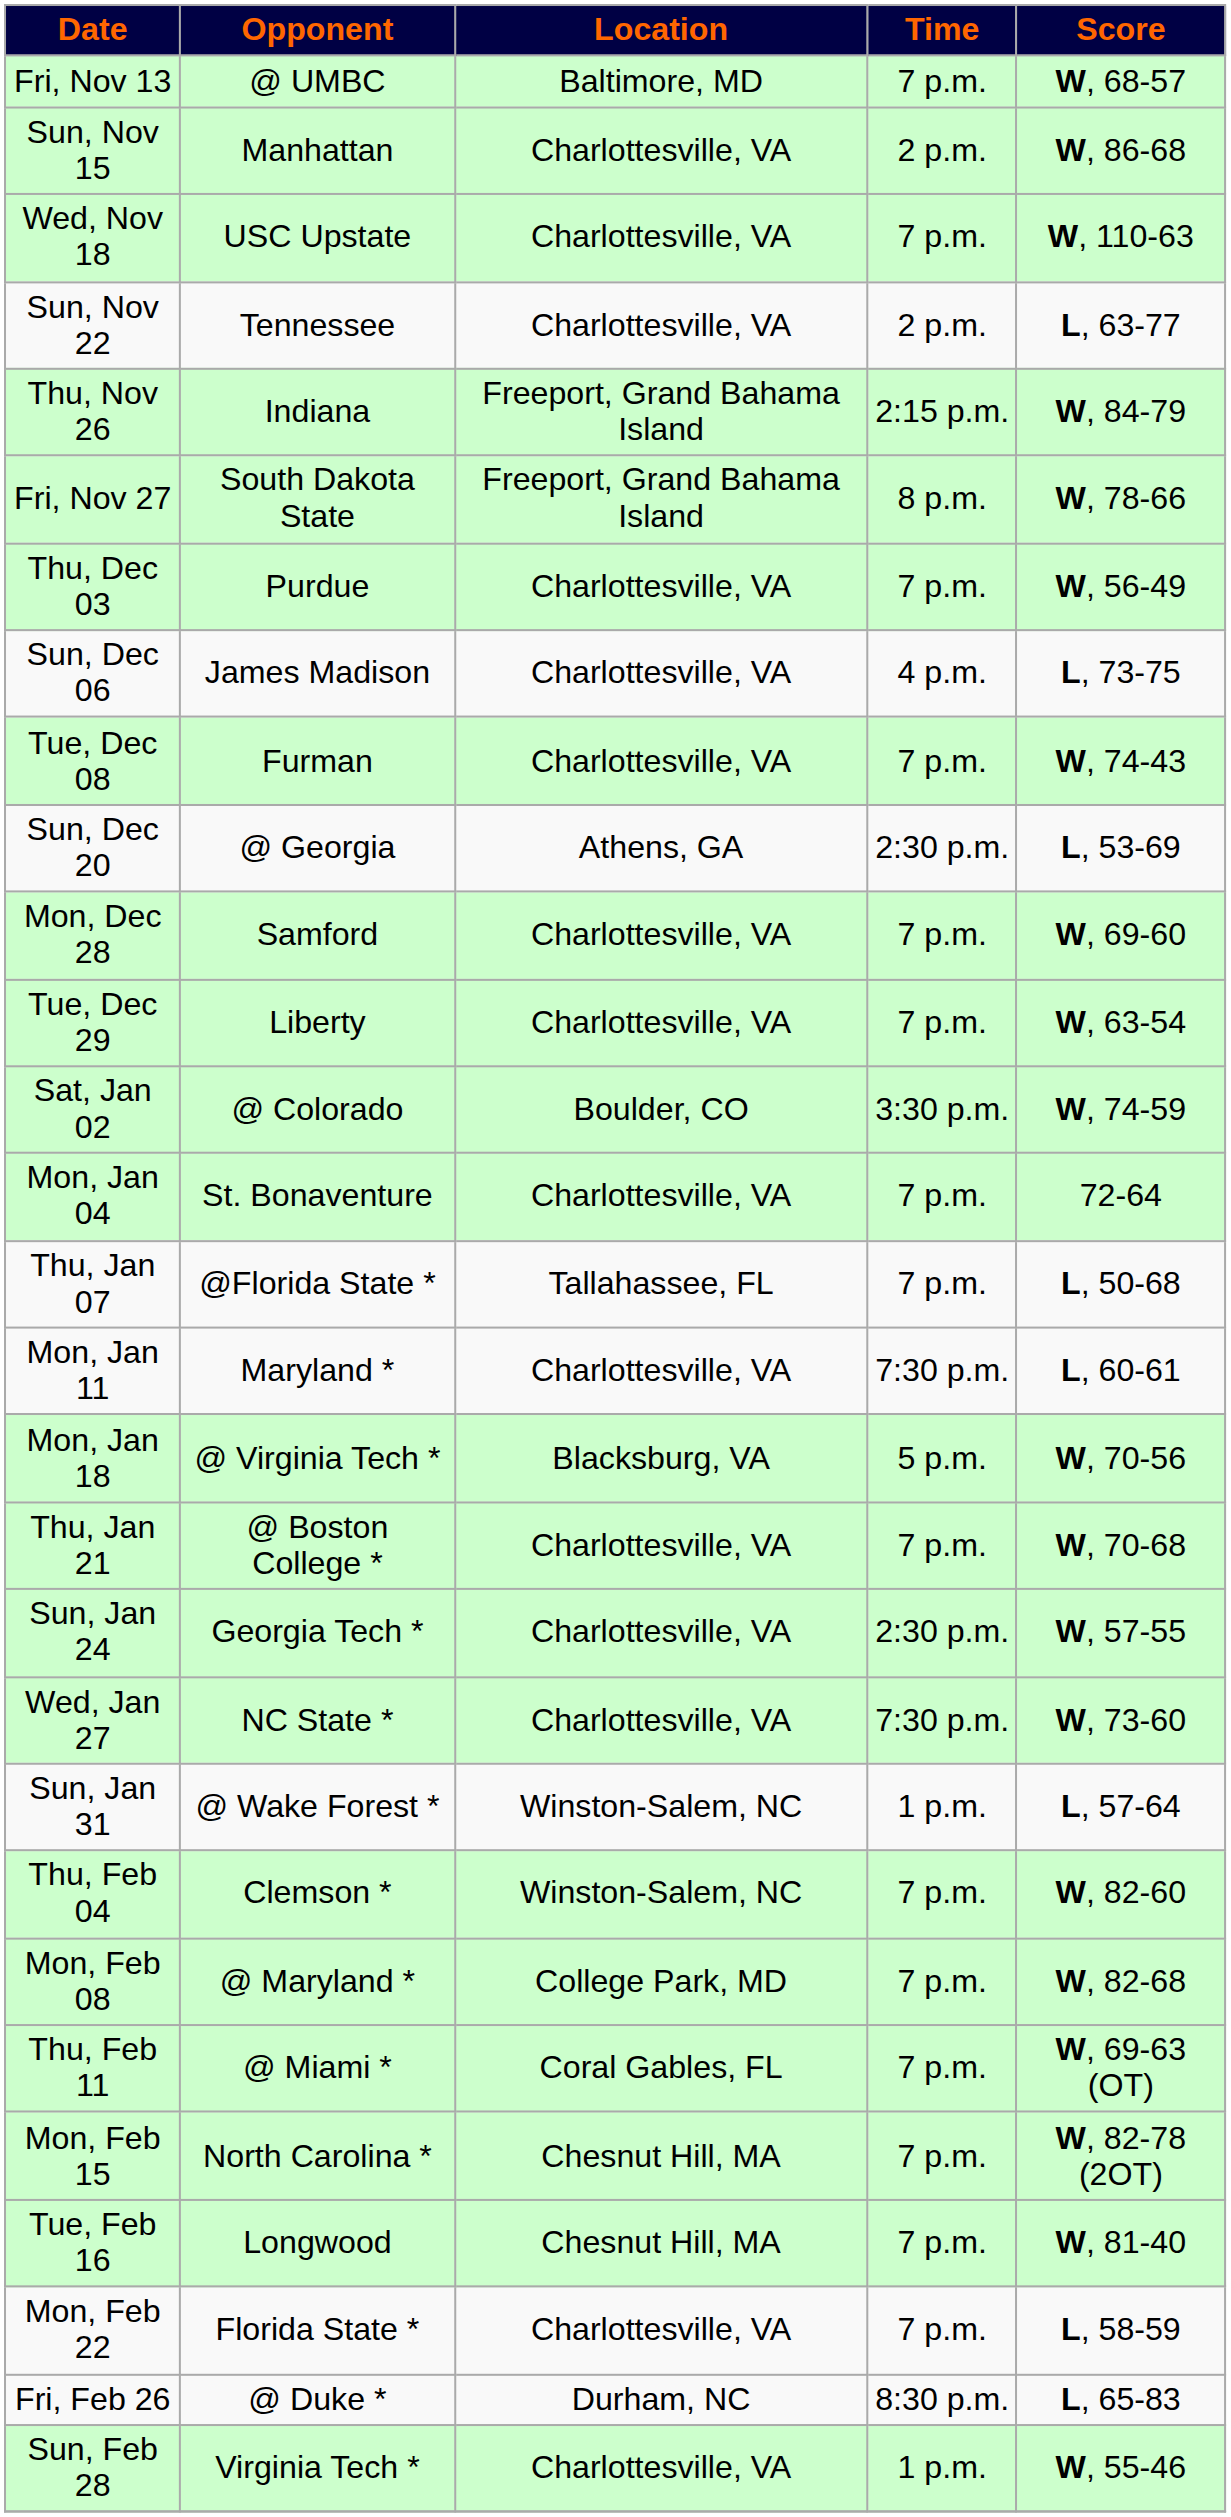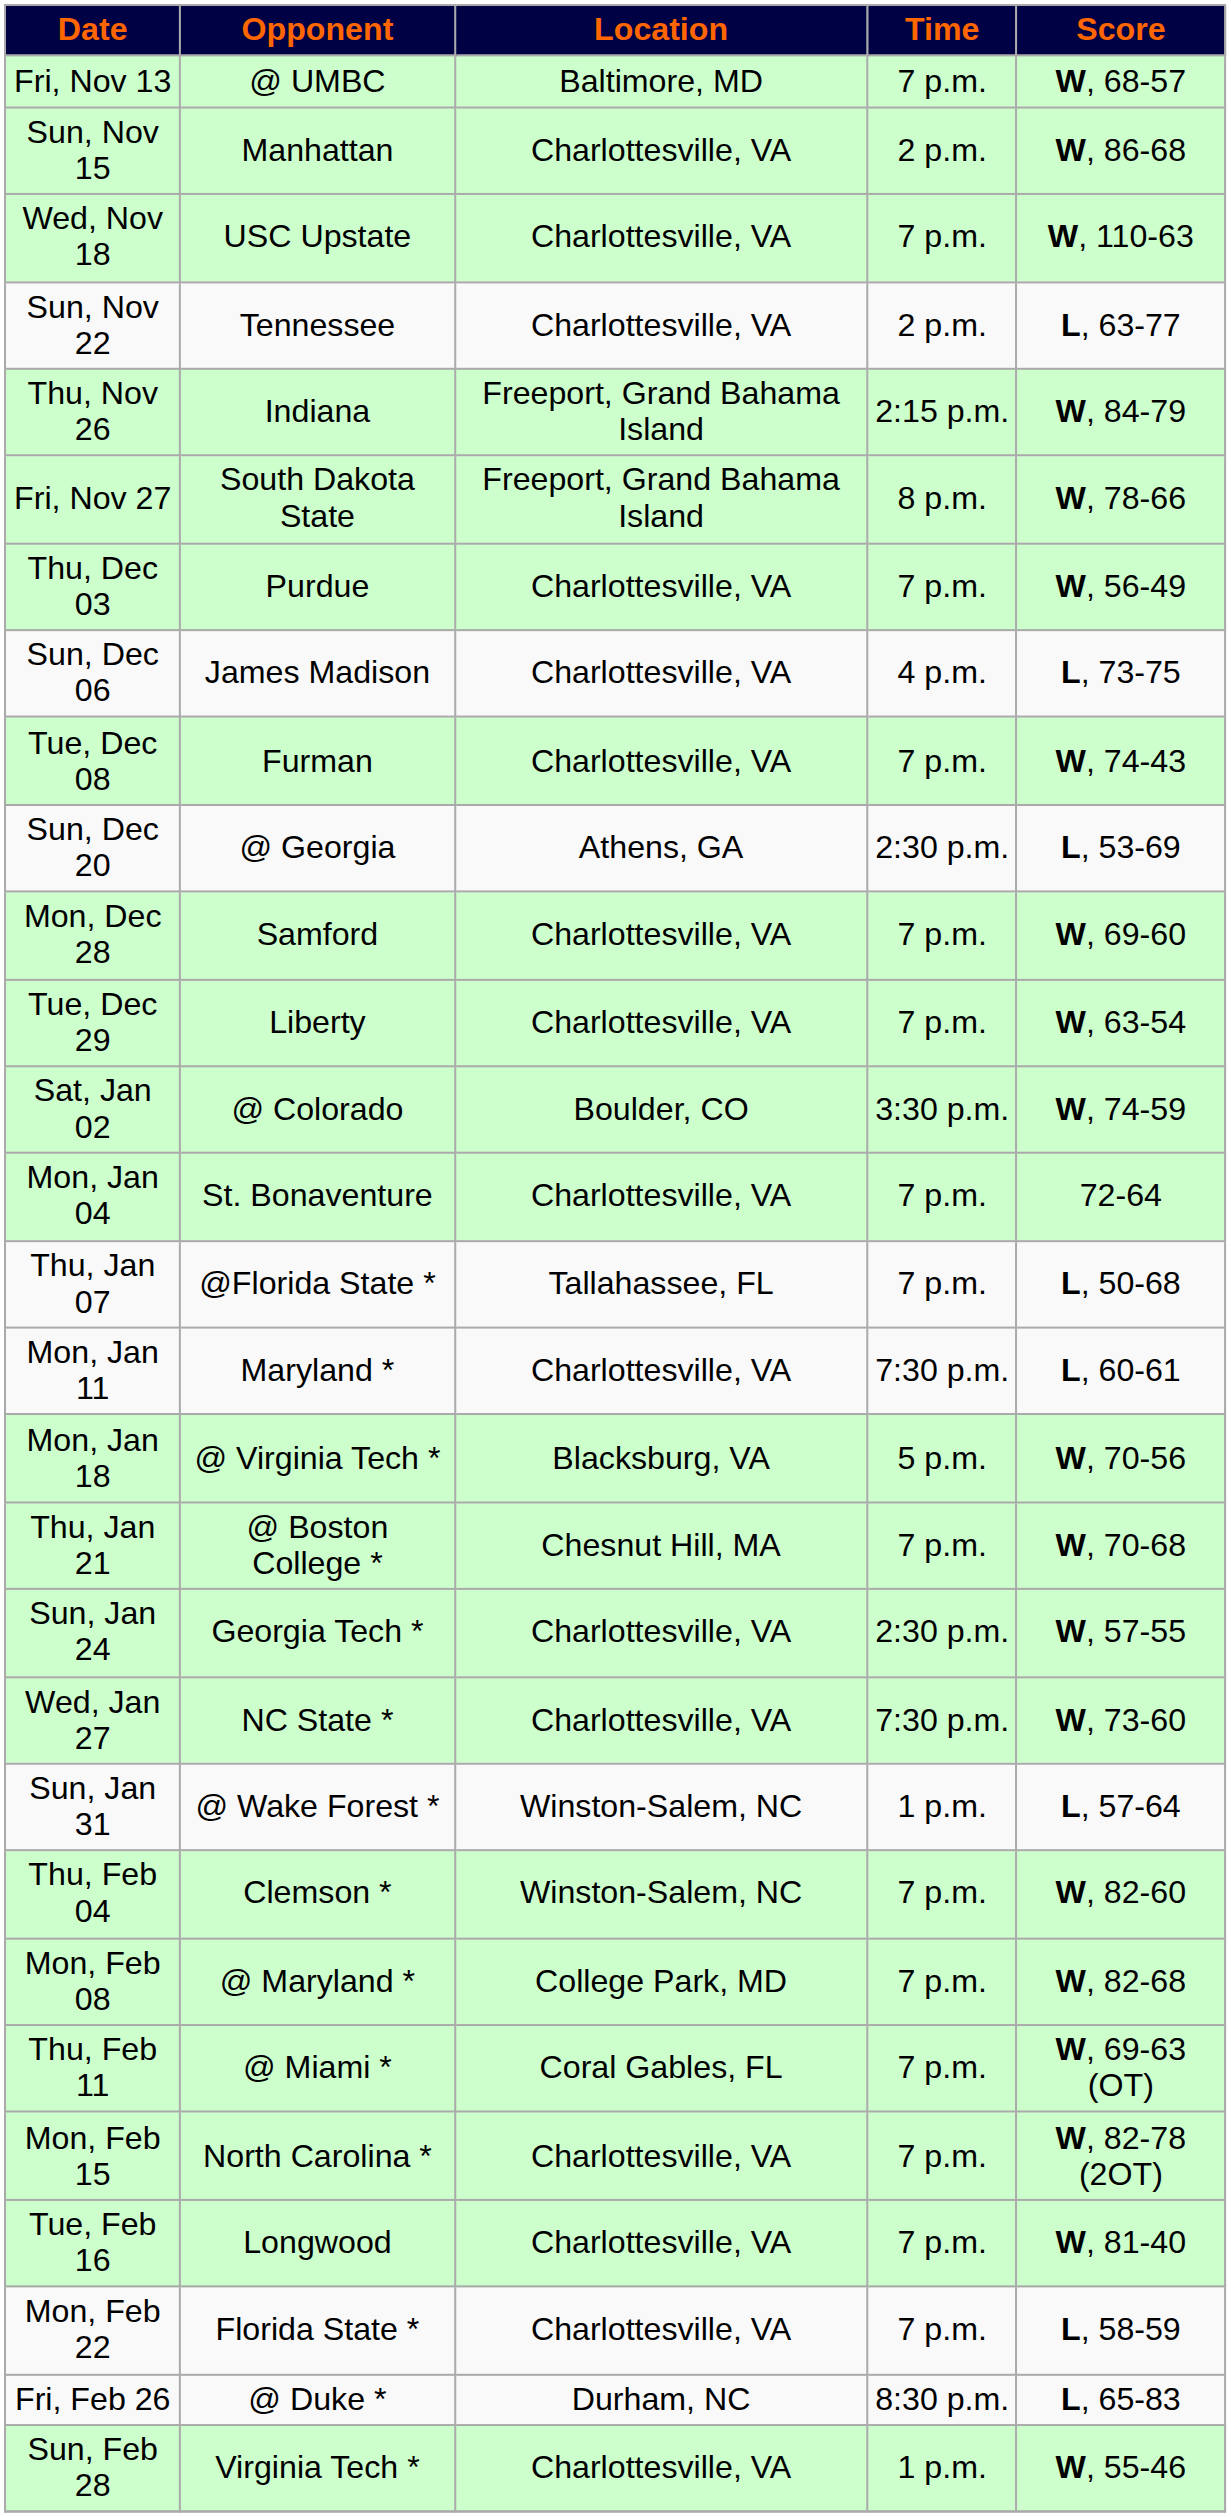(661, 1545) Charlottesville, VA -> (661, 1545) Chesnut Hill, MA
(661, 2155) Chesnut Hill, MA -> (661, 2155) Charlottesville, VA
(661, 2242) Chesnut Hill, MA -> (661, 2242) Charlottesville, VA
